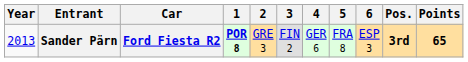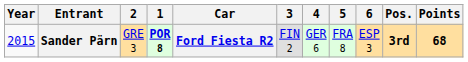columns swapped: (172, 14) <-> (263, 14)
(21, 40) 2013 -> (21, 40) 2015
(440, 40) 65 -> (440, 40) 68
